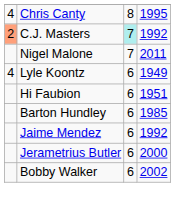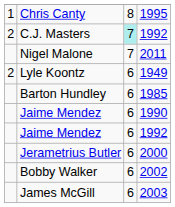(11, 14) 4 -> (11, 14) 1
(11, 34) lightsalmon background -> (11, 34) no background
(11, 73) 4 -> (11, 73) 2
- row: (50, 93)
+ row: (61, 113)
+ row: (57, 192)
